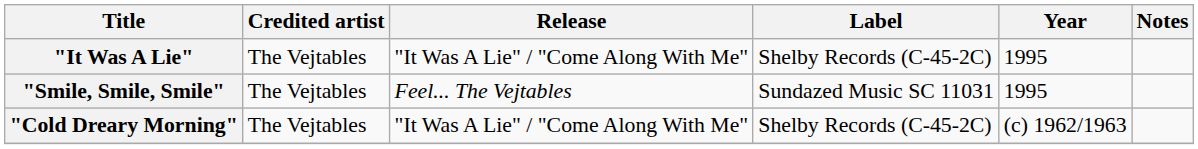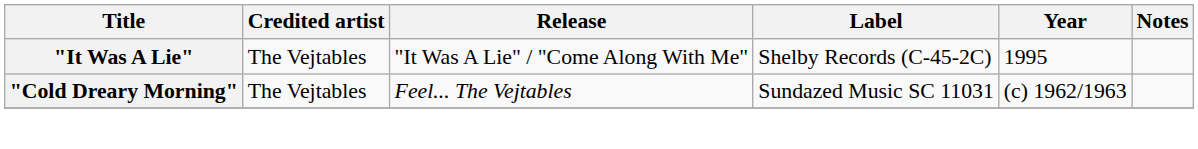- row: (124, 90)
(571, 125) "It Was A Lie" / "Come Along With Me" -> (483, 90) Feel... The Vejtables
(875, 125) Shelby Records (C-45-2C) -> (876, 90) Sundazed Music SC 11031
